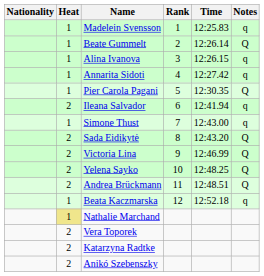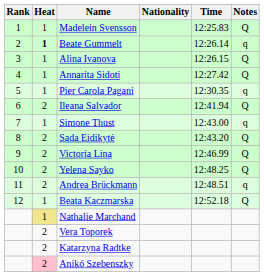columns swapped: (178, 12) <-> (30, 12)
(245, 28) q -> (245, 28) Q
(69, 43) normal -> (45, 43) bold
(245, 43) Q -> (245, 43) q
(245, 59) q -> (245, 59) Q
(245, 75) q -> (245, 75) Q
(245, 91) Q -> (245, 91) q
(245, 106) q -> (245, 106) Q
(245, 185) Q -> (245, 185) q
(245, 201) q -> (245, 201) Q
(69, 264) no background -> (45, 264) pink background
